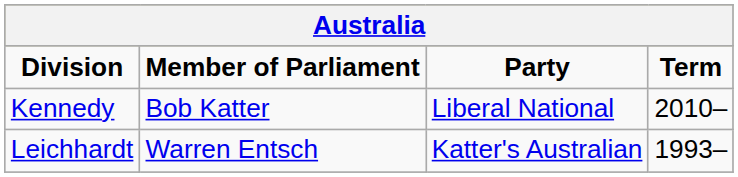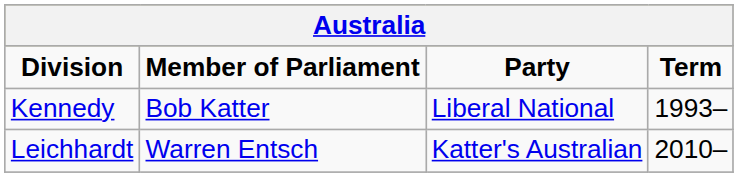(691, 108) 2010– -> (691, 108) 1993–
(691, 150) 1993– -> (691, 150) 2010–
